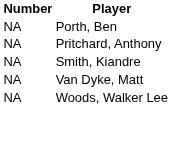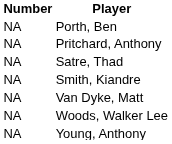+ row: (89, 62)
+ row: (101, 133)
